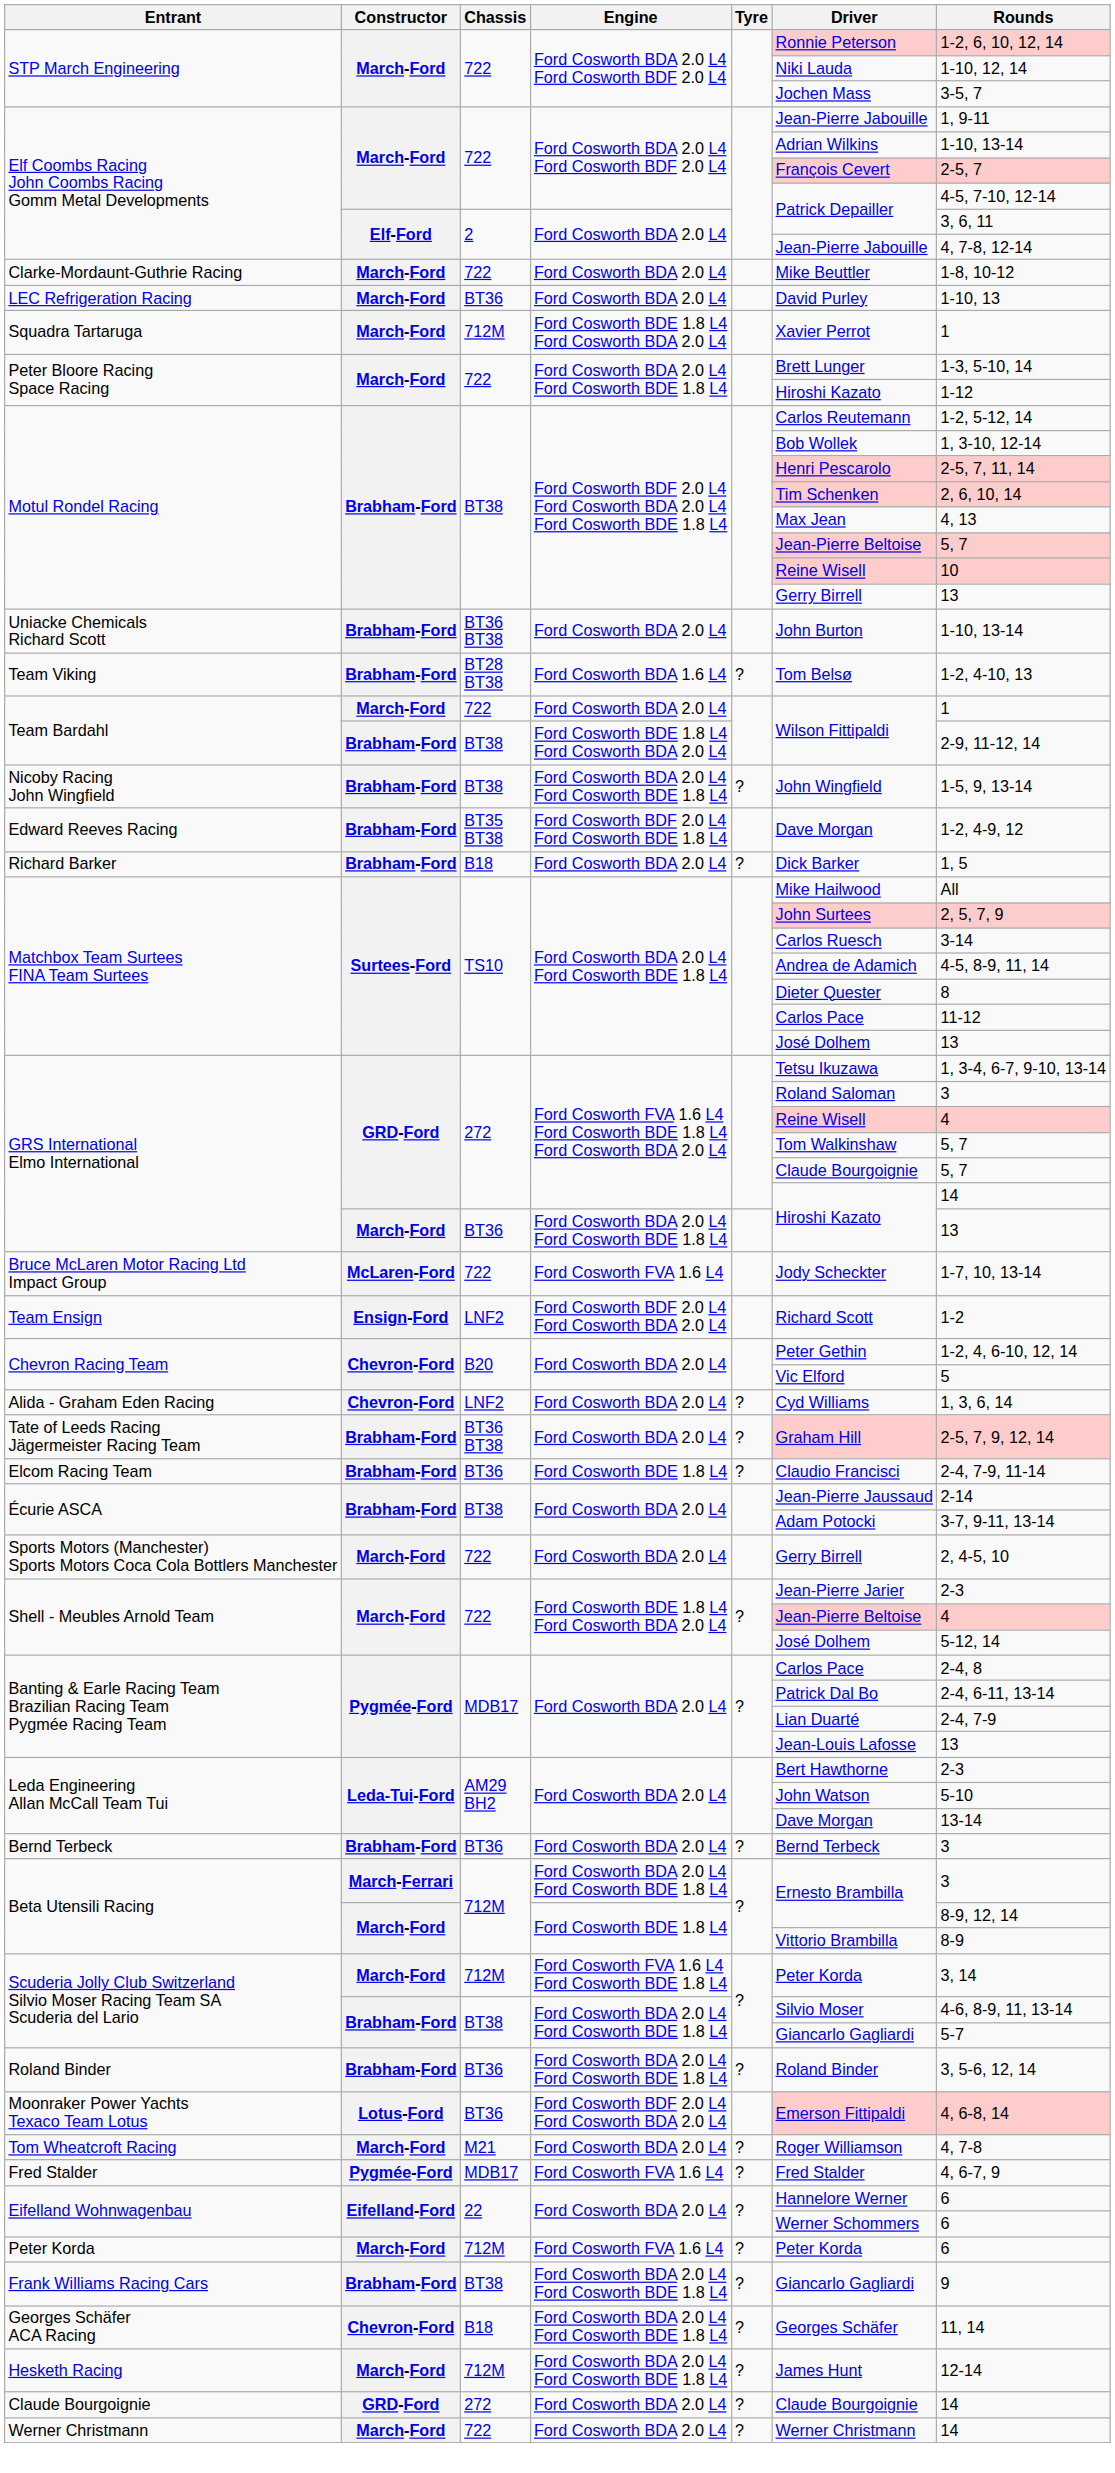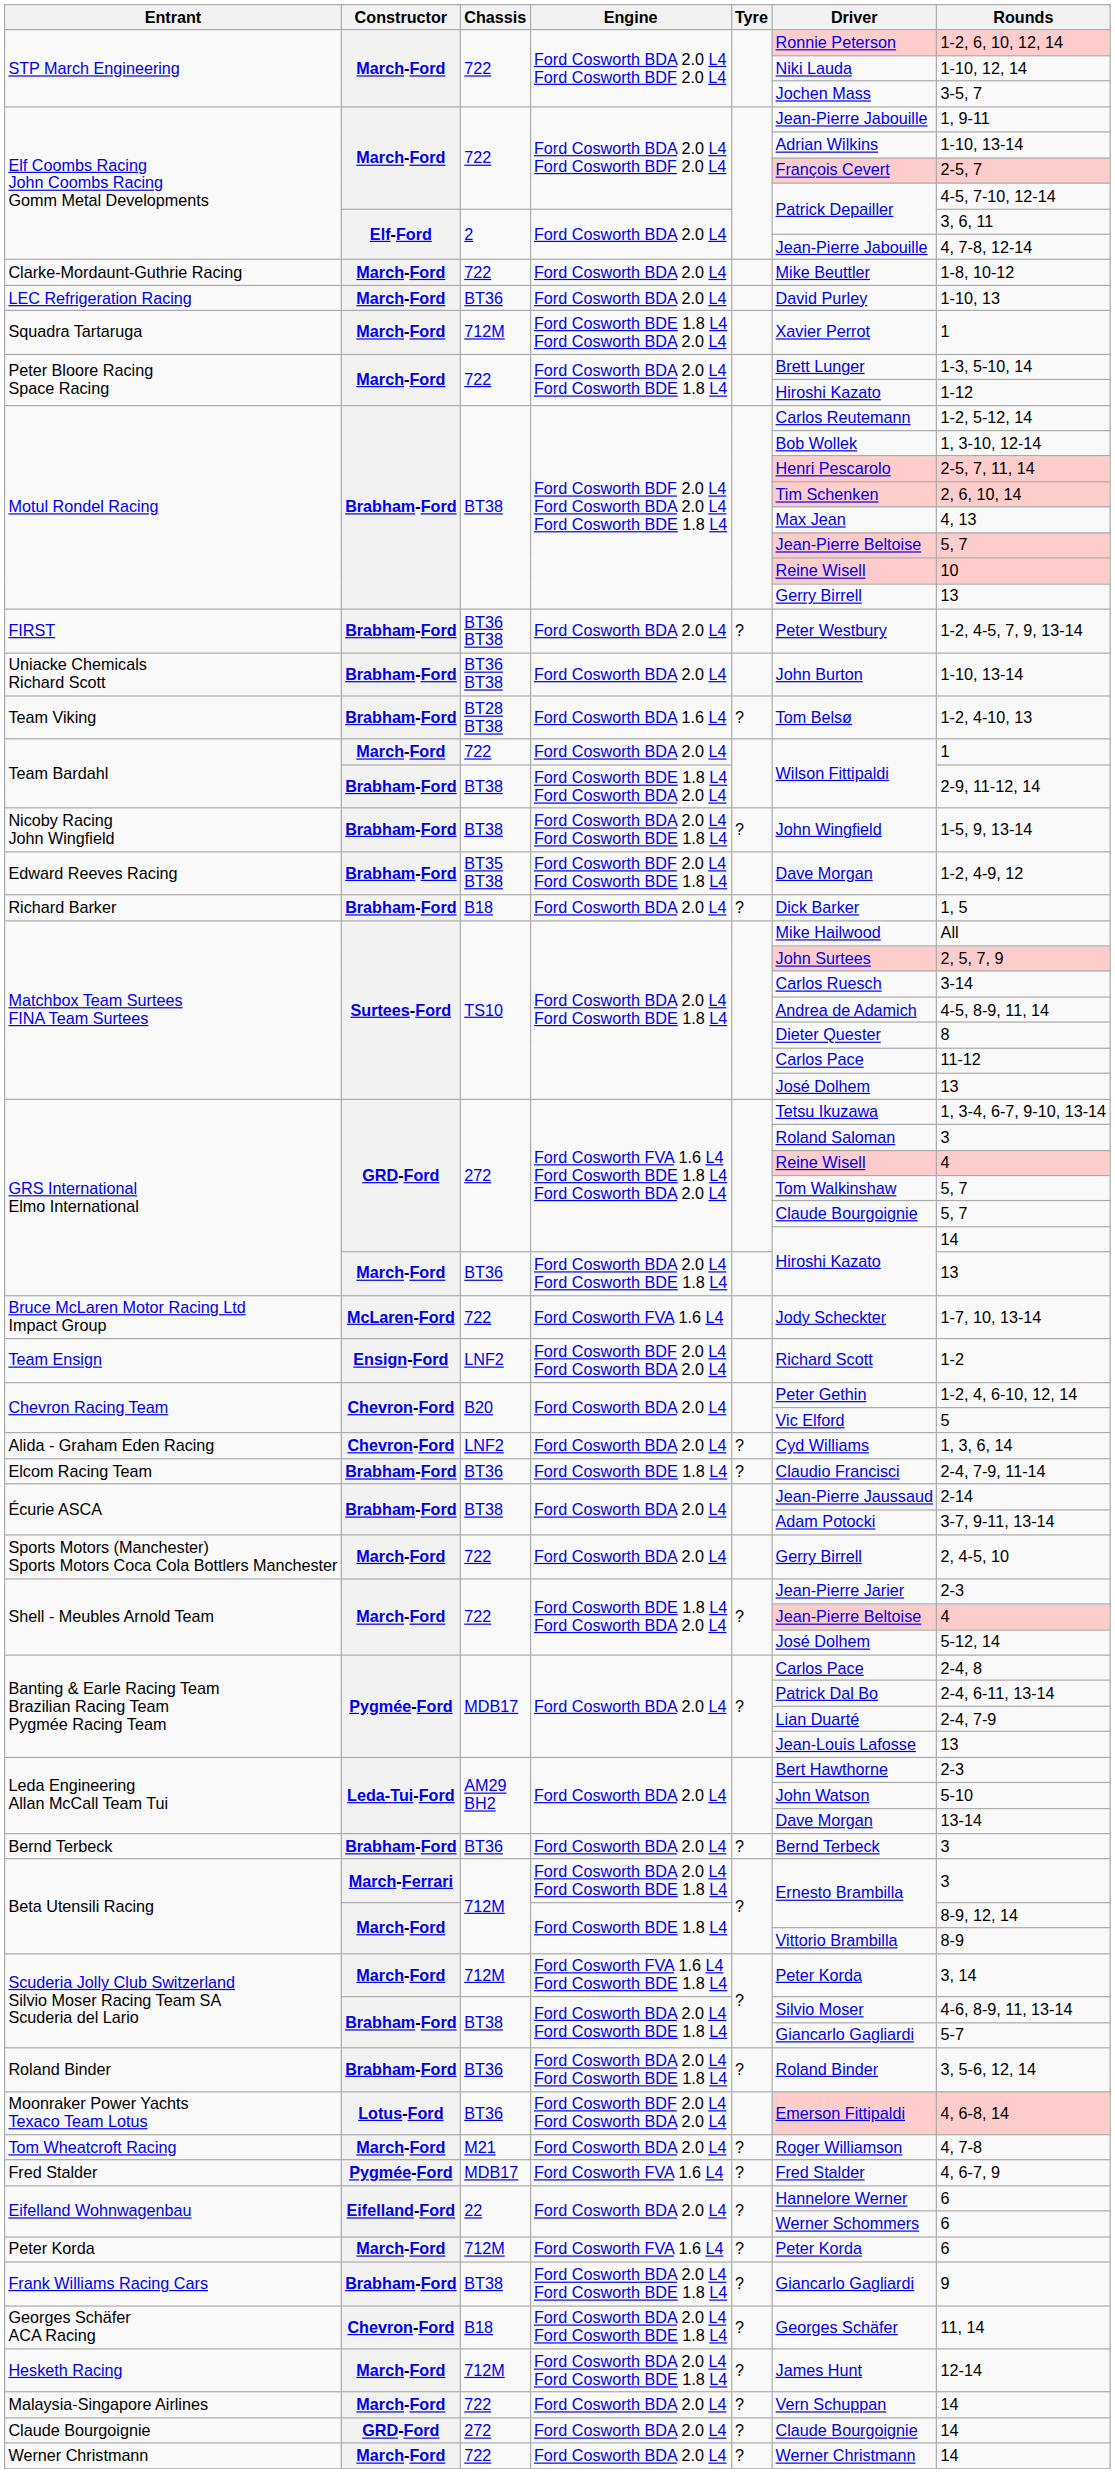+ row: (32, 630)
- row: (104, 1437)
+ row: (108, 2405)
